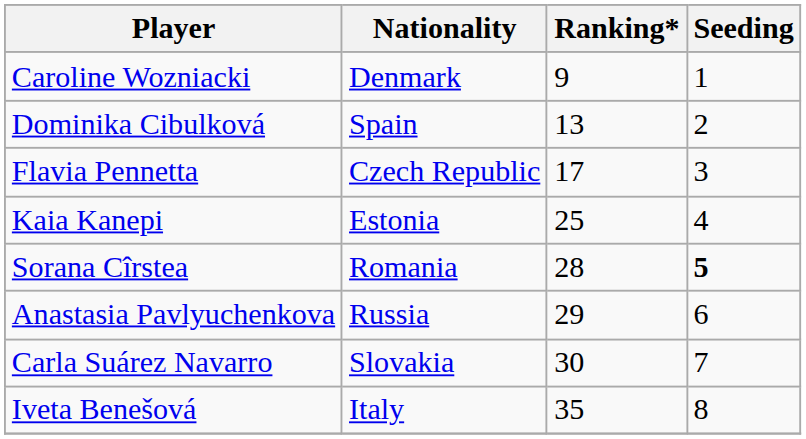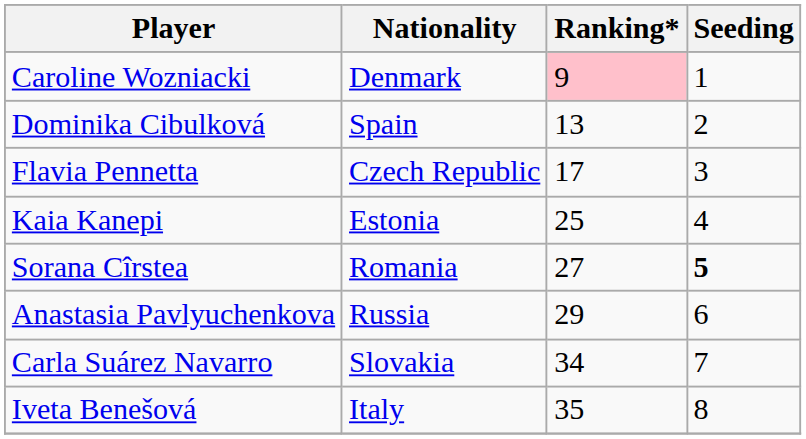(562, 76) no background -> (562, 76) pink background
(569, 266) 28 -> (569, 266) 27
(569, 362) 30 -> (569, 362) 34
